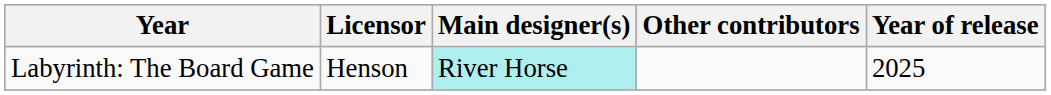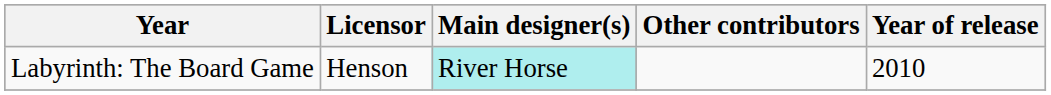(899, 68) 2025 -> (899, 68) 2010
